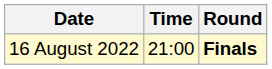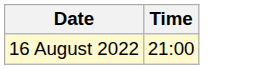- column: (233, 19)
